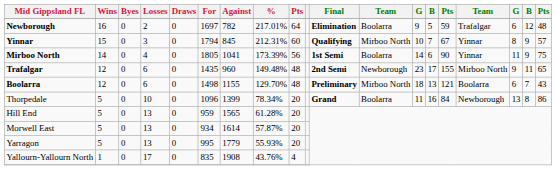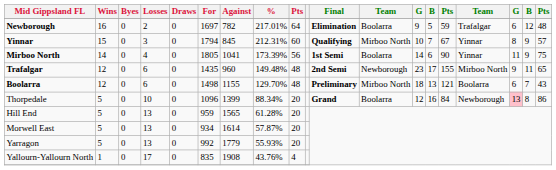(269, 98) 78.34% -> (269, 98) 88.34%
(419, 98) 11 -> (419, 98) 12
(516, 98) no background -> (516, 98) pink background
(207, 142) 995 -> (207, 142) 992
